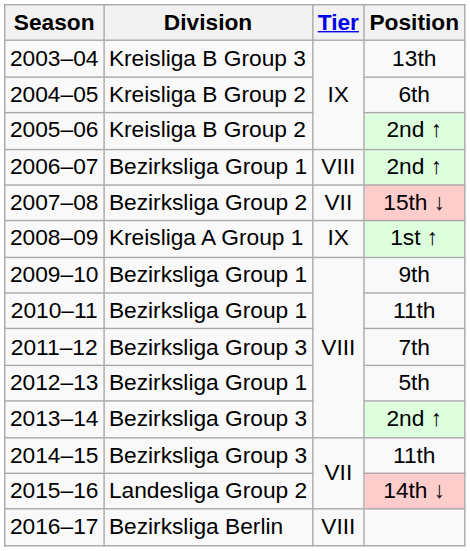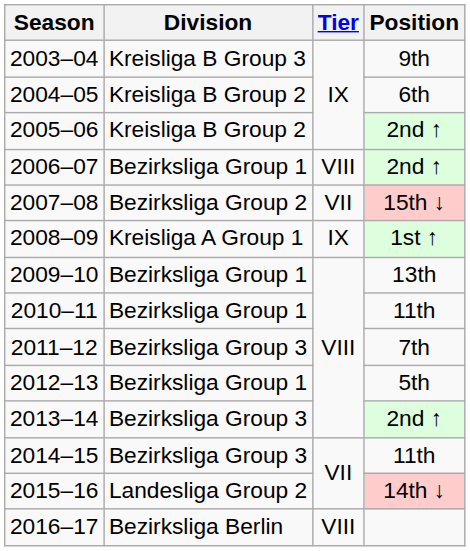(414, 58) 13th -> (414, 58) 9th
(414, 274) 9th -> (414, 274) 13th
